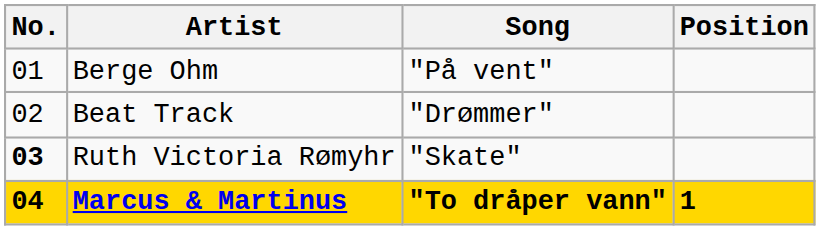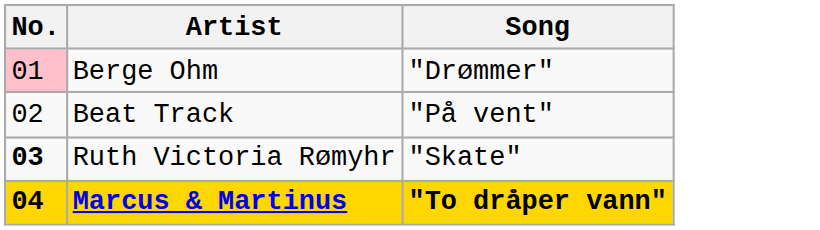- column: (744, 27)
(28, 71) no background -> (28, 71) pink background
(481, 71) "På vent" -> (481, 71) "Drømmer"
(481, 115) "Drømmer" -> (481, 115) "På vent"
